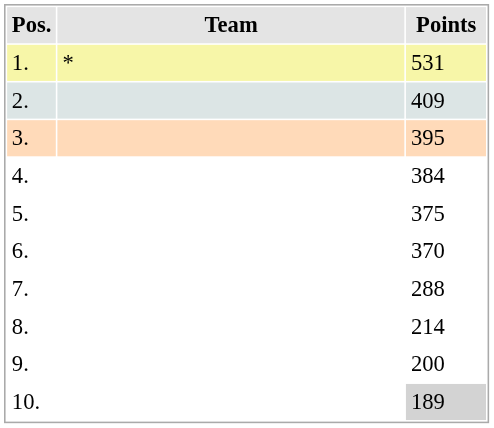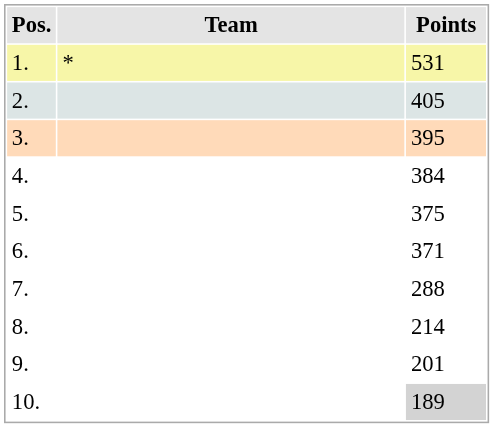(428, 100) 409 -> (428, 100) 405
(428, 250) 370 -> (428, 250) 371
(428, 364) 200 -> (428, 364) 201
